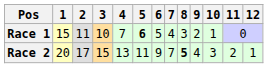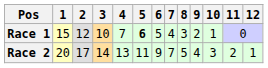(83, 33) 11 -> (83, 33) 12
(103, 53) 15 -> (103, 53) 14
(184, 53) bold -> (184, 53) normal
